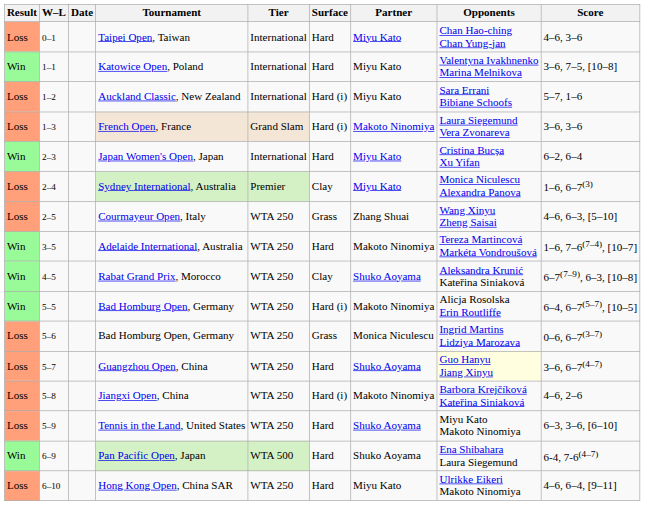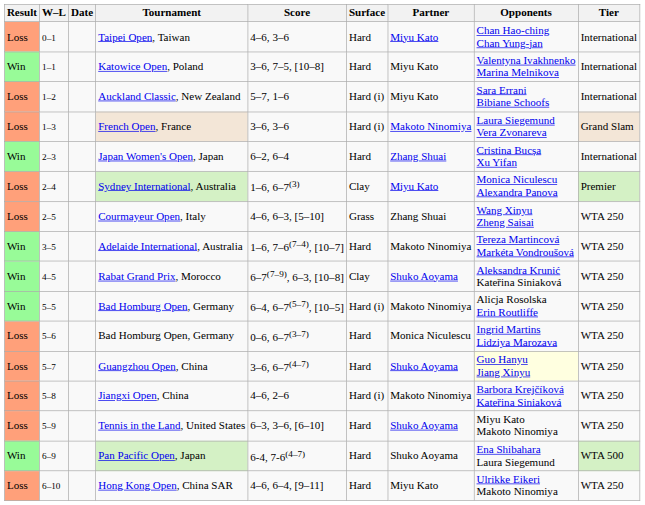columns swapped: (279, 13) <-> (590, 13)
(377, 156) Miyu Kato -> (418, 156) Zhang Shuai
(324, 336) Grass -> (360, 336) Hard
